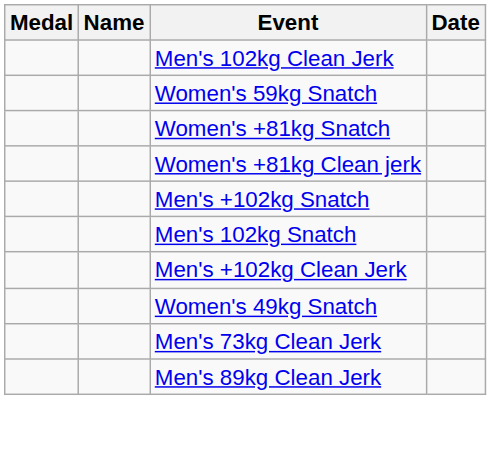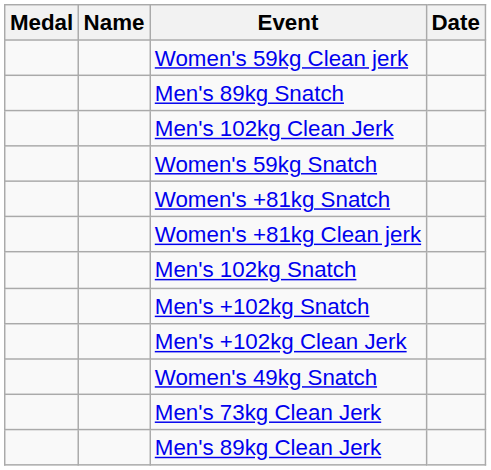+ row: (281, 58)
+ row: (249, 93)
rows swapped: (262, 199) <-> (256, 235)
